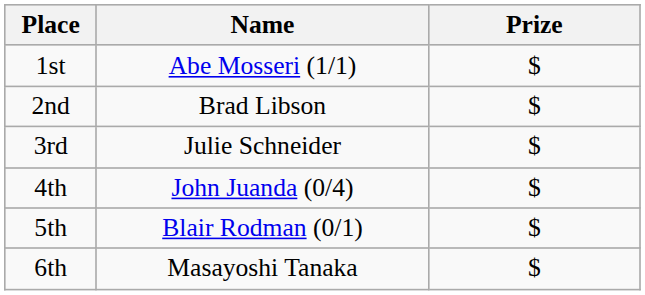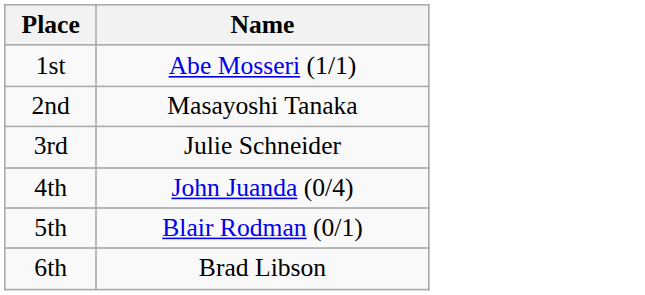- column: (534, 24)
(262, 106) Brad Libson -> (263, 106) Masayoshi Tanaka
(263, 268) Masayoshi Tanaka -> (262, 268) Brad Libson
